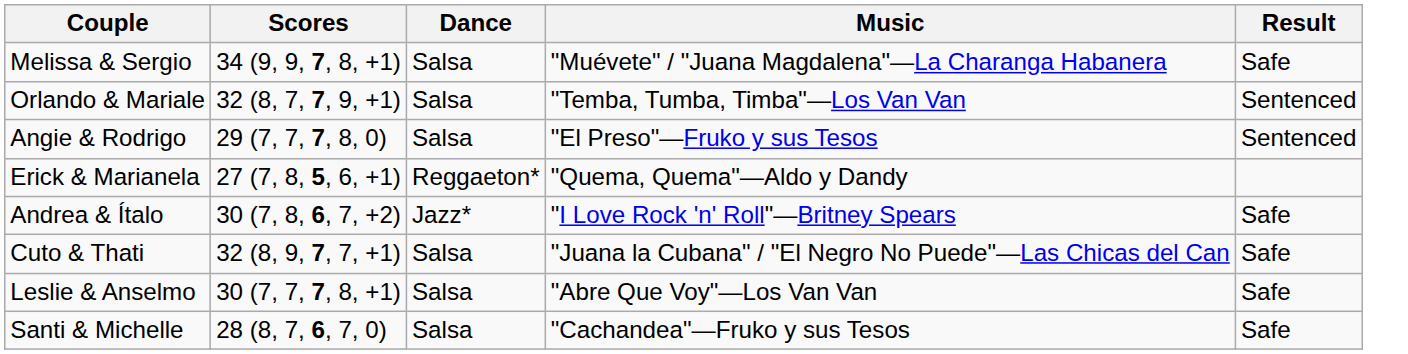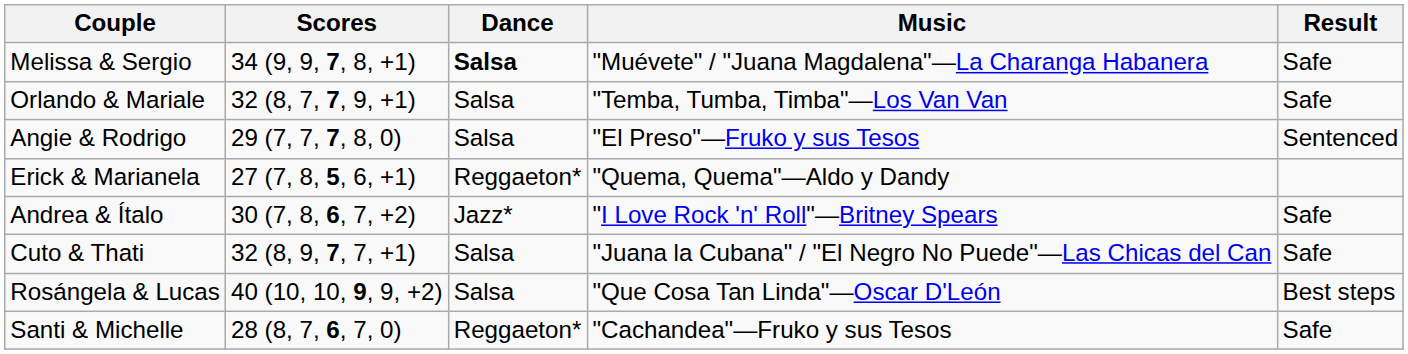(442, 61) normal -> (485, 61) bold
(1299, 100) Sentenced -> (1307, 100) Safe
- row: (103, 291)
+ row: (115, 291)
(442, 330) Salsa -> (518, 330) Reggaeton*
